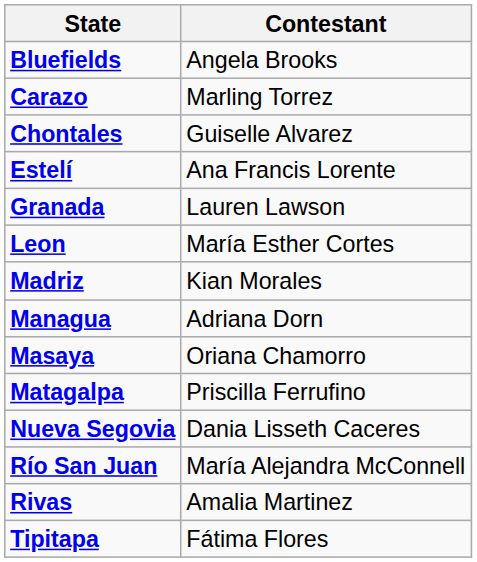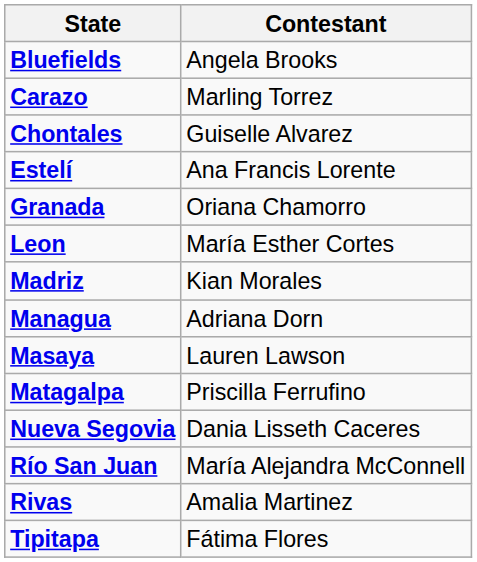(266, 207) Lauren Lawson -> (276, 207) Oriana Chamorro
(276, 355) Oriana Chamorro -> (266, 355) Lauren Lawson
